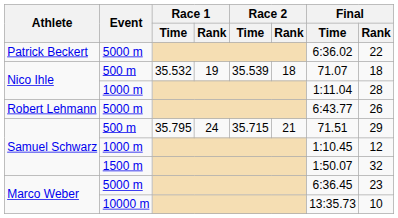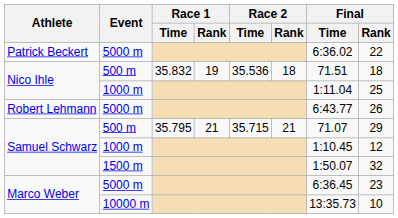(173, 71) 35.532 -> (173, 71) 35.832
(250, 71) 35.539 -> (250, 71) 35.536
(333, 71) 71.07 -> (333, 71) 71.51
(376, 90) 28 -> (376, 90) 25
(212, 128) 24 -> (212, 128) 21
(333, 128) 71.51 -> (333, 128) 71.07
